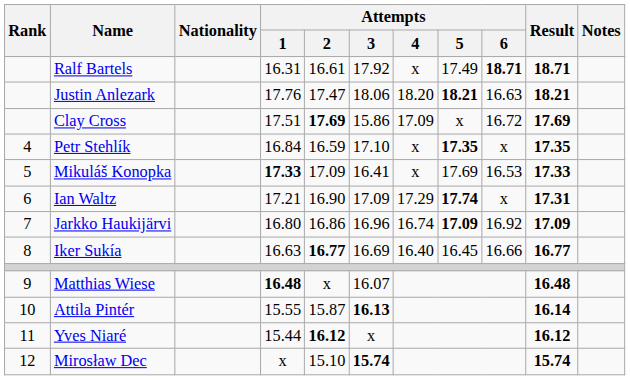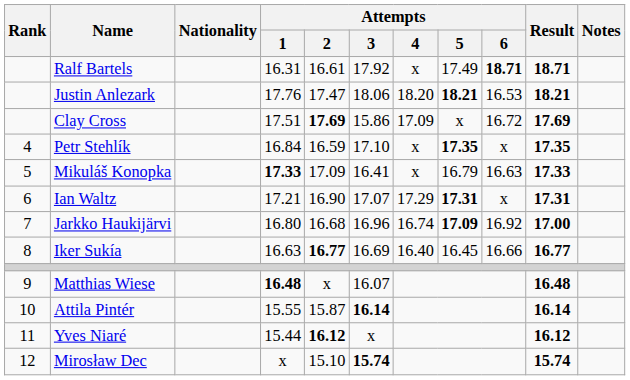(504, 95) 16.63 -> (504, 95) 16.53
(460, 172) 17.69 -> (460, 172) 16.79
(504, 172) 16.53 -> (504, 172) 16.63
(371, 198) 17.09 -> (371, 198) 17.07
(460, 198) 17.74 -> (460, 198) 17.31
(327, 224) 16.86 -> (327, 224) 16.68
(552, 224) 17.09 -> (552, 224) 17.00
(371, 309) 16.13 -> (371, 309) 16.14
